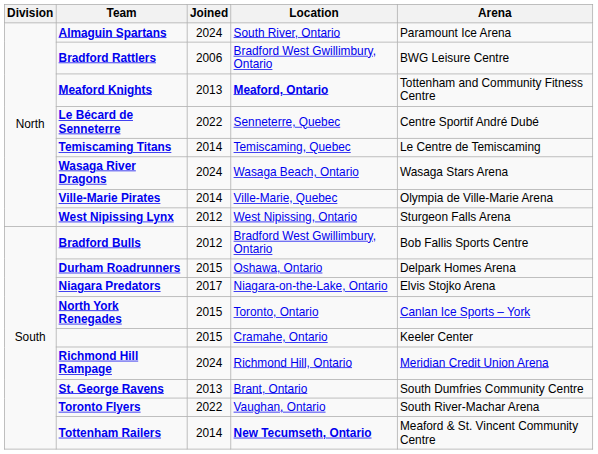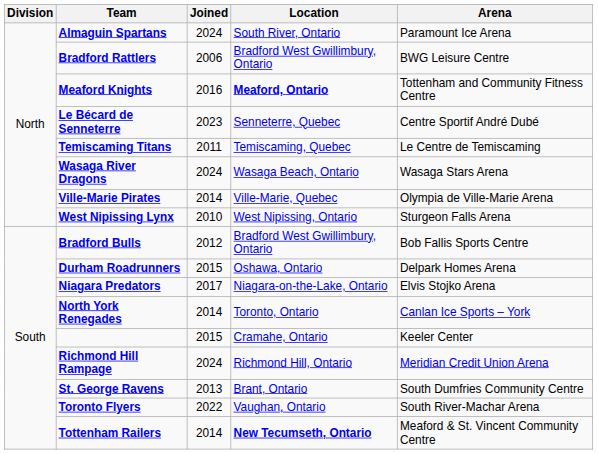(209, 90) 2013 -> (209, 90) 2016
(209, 122) 2022 -> (209, 122) 2023
(209, 147) 2014 -> (209, 147) 2011
(209, 217) 2012 -> (209, 217) 2010
(209, 312) 2015 -> (209, 312) 2014
